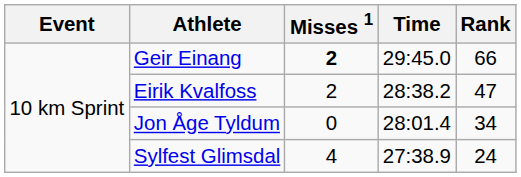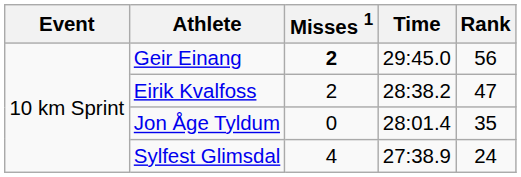(486, 59) 66 -> (486, 59) 56
(486, 124) 34 -> (486, 124) 35
